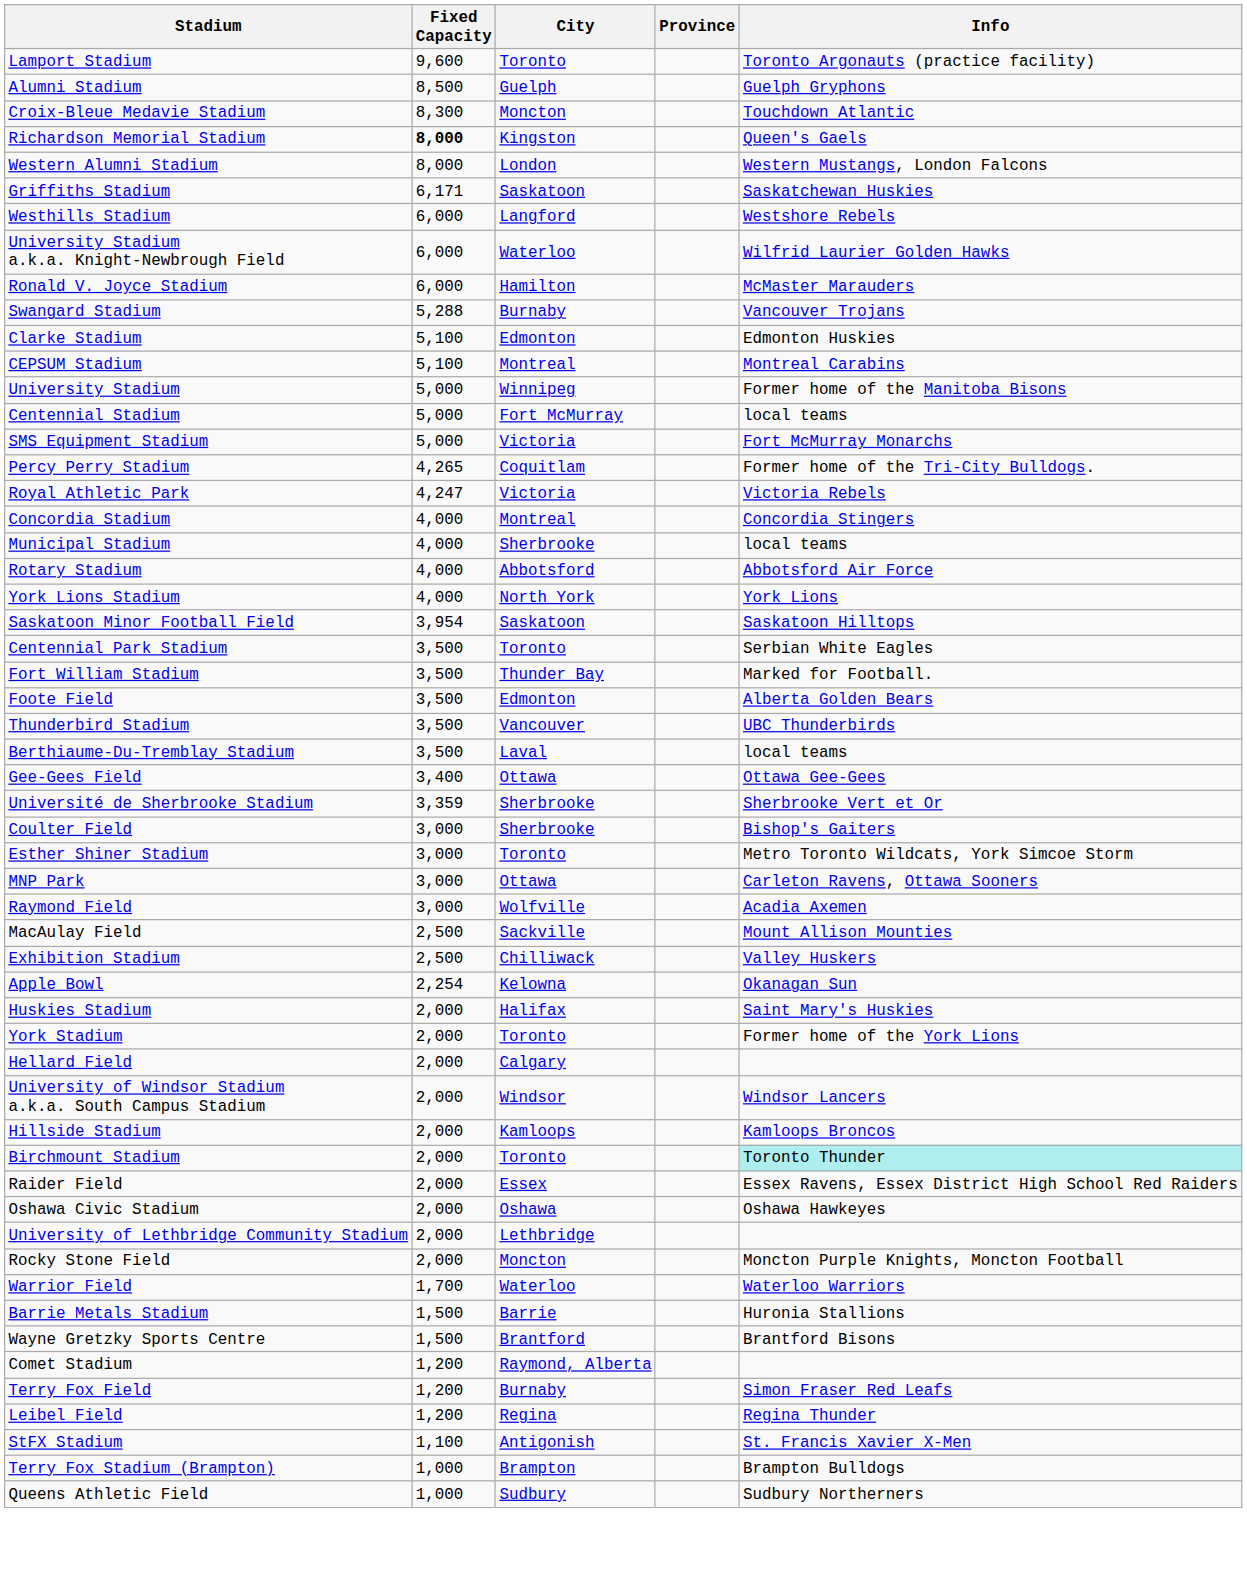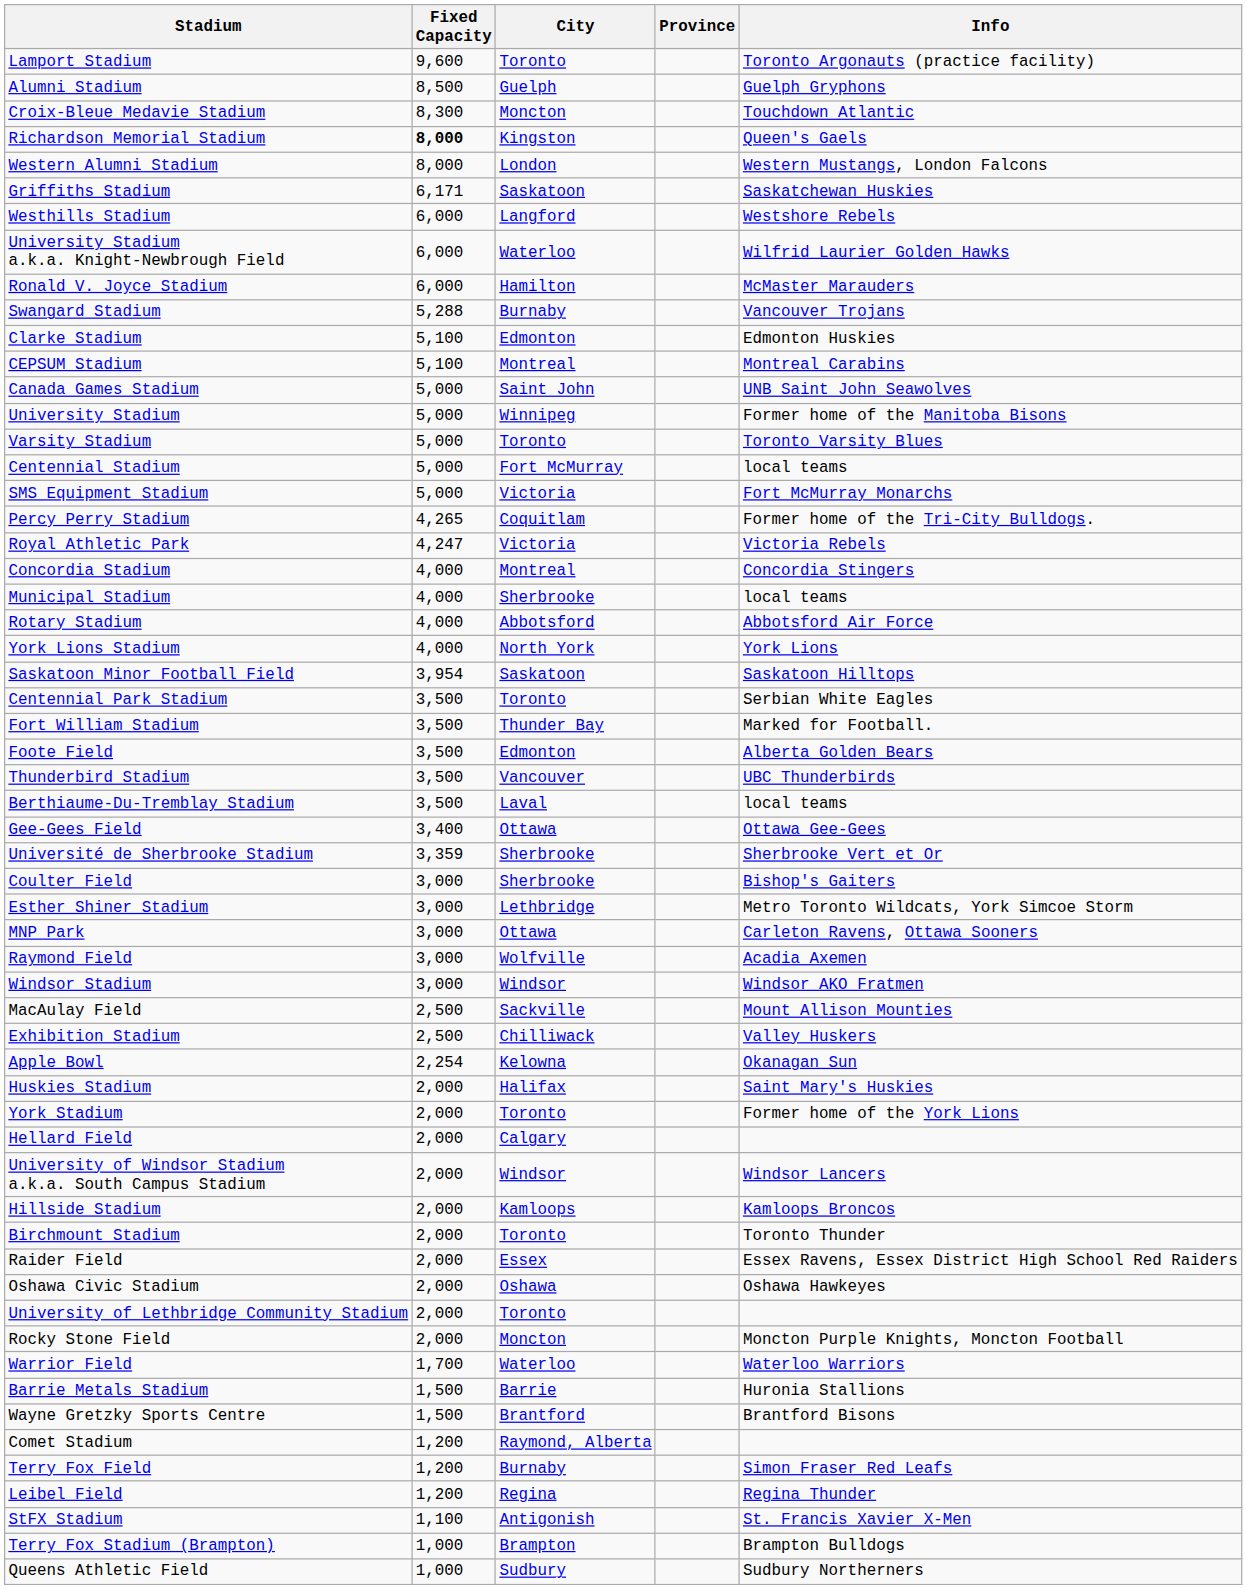+ row: (104, 390)
+ row: (80, 442)
(533, 855) Toronto -> (547, 907) Lethbridge
+ row: (80, 985)
(814, 1158) paleturquoise background -> (814, 1236) no background
(547, 1236) Lethbridge -> (533, 1313) Toronto
